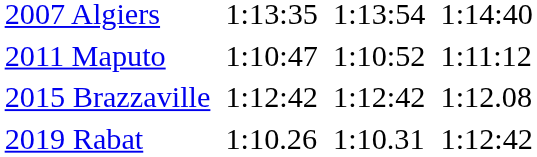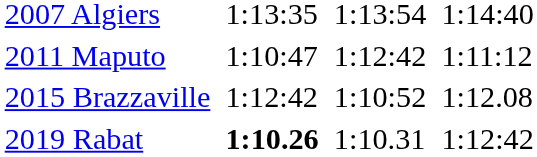(379, 55) 1:10:52 -> (380, 55) 1:12:42
(379, 97) 1:12:42 -> (380, 97) 1:10:52
(271, 138) normal -> (272, 138) bold
